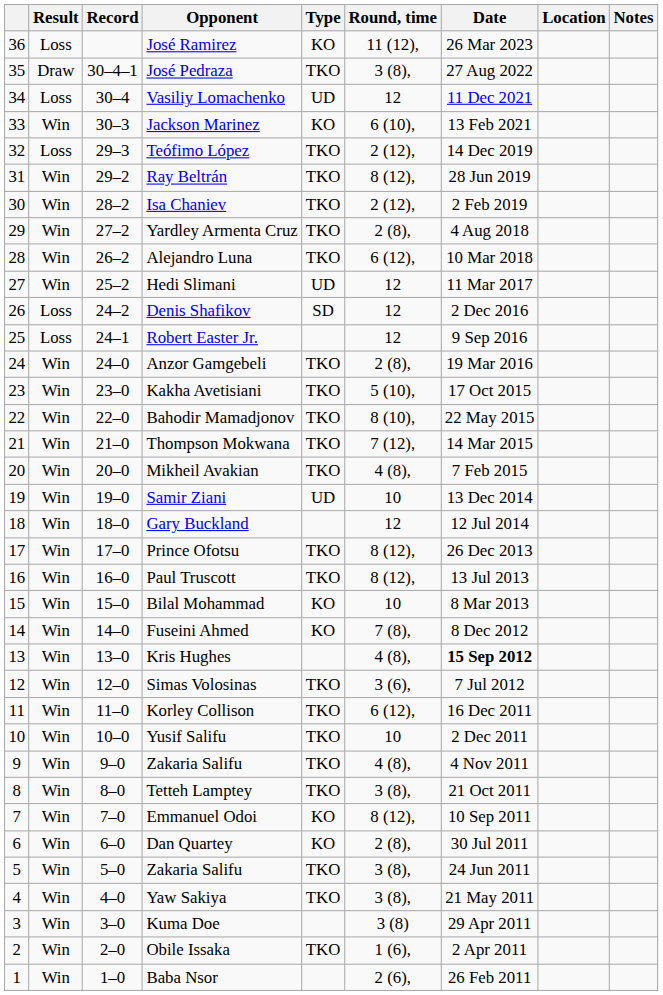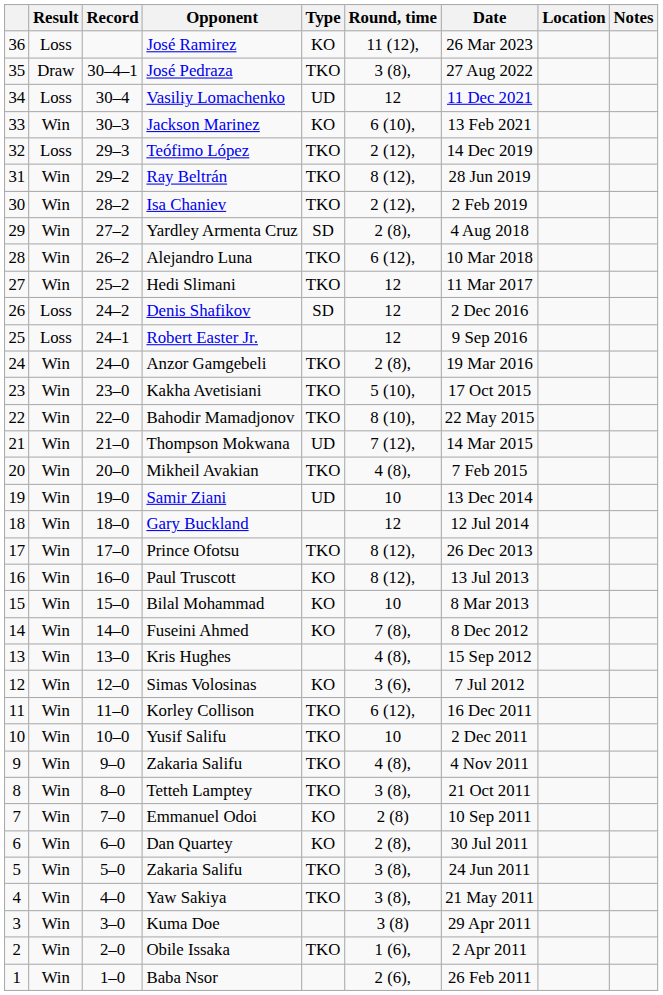(323, 230) TKO -> (323, 230) SD
(323, 284) UD -> (323, 284) TKO
(323, 444) TKO -> (323, 444) UD
(323, 577) TKO -> (323, 577) KO
(490, 657) bold -> (490, 657) normal
(323, 683) TKO -> (323, 683) KO
(393, 817) 8 (12), -> (393, 817) 2 (8)
